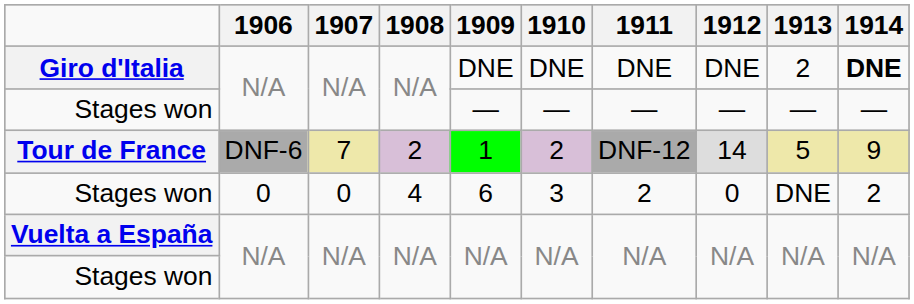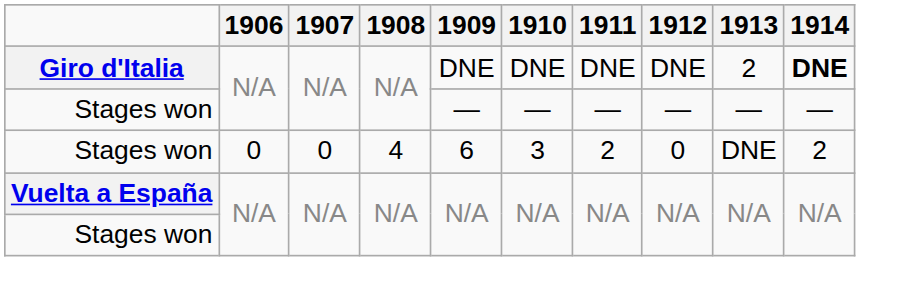- row: (112, 151)
